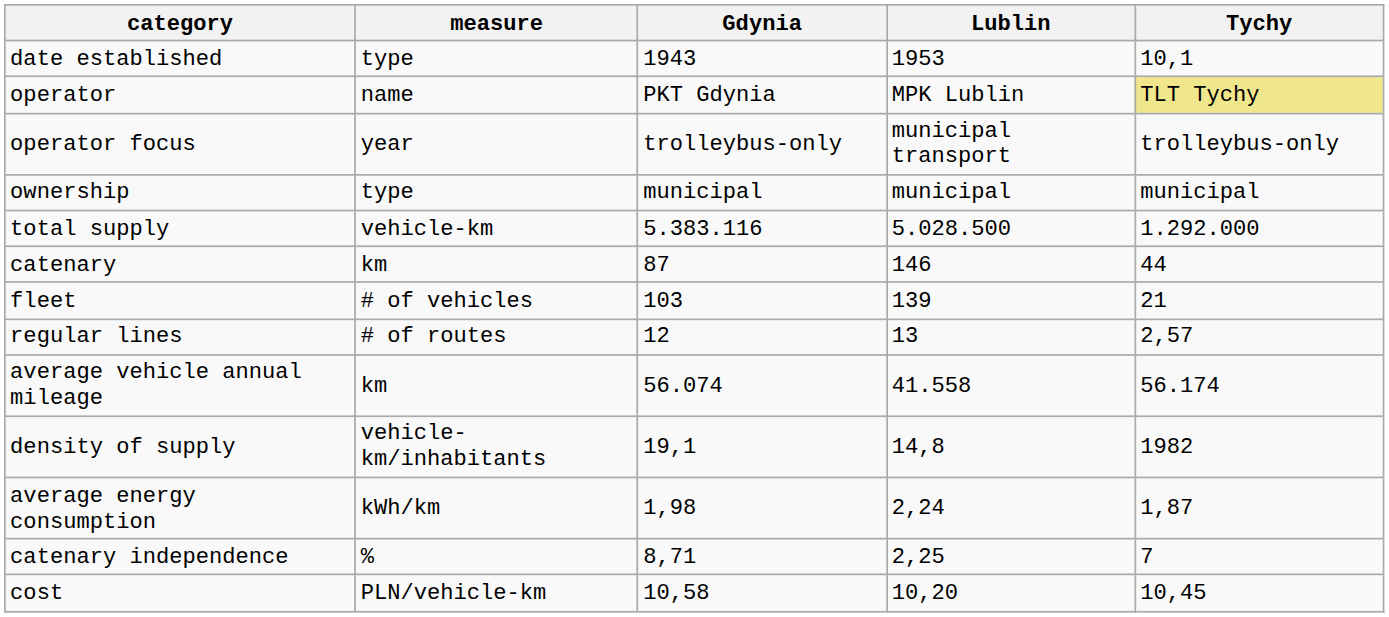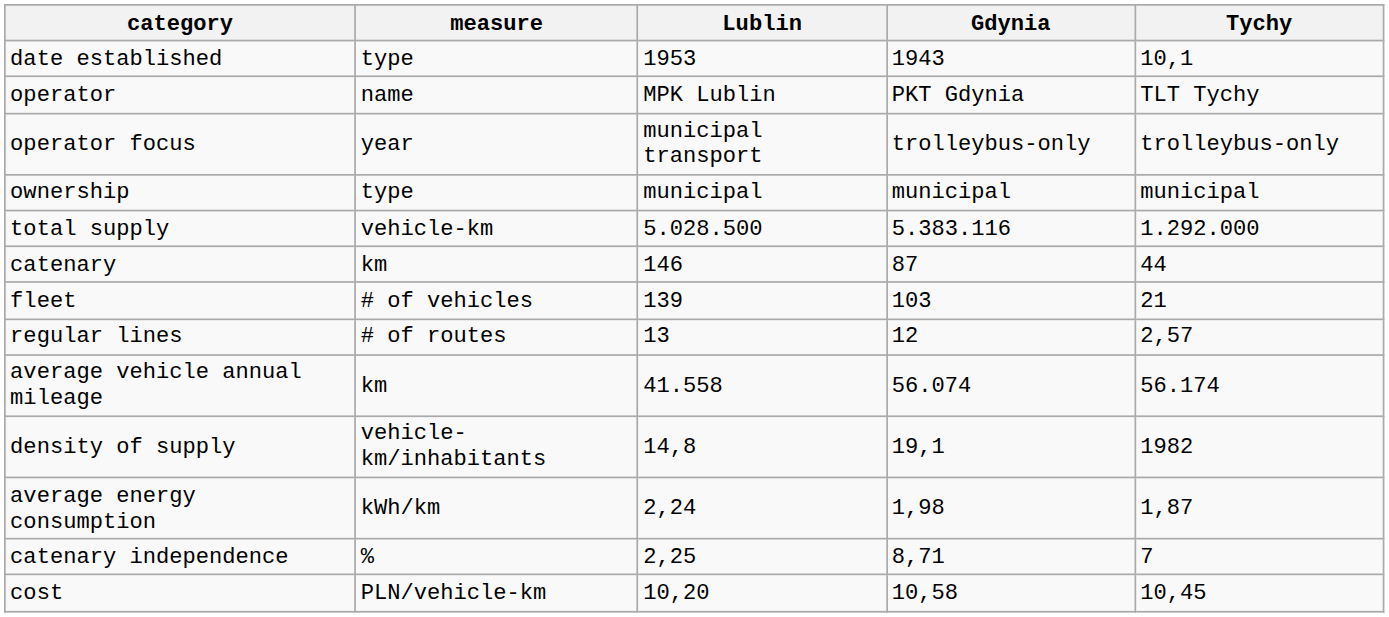columns swapped: (762, 23) <-> (1011, 23)
(1200, 95) khaki background -> (1200, 95) no background
